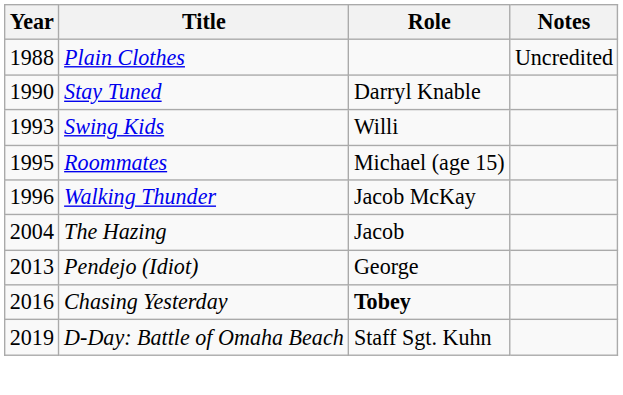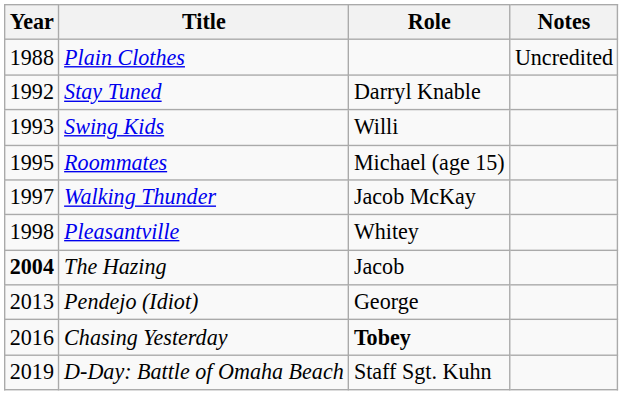(32, 92) 1990 -> (32, 92) 1992
(32, 197) 1996 -> (32, 197) 1997
+ row: (122, 232)
(32, 232) normal -> (32, 267) bold
